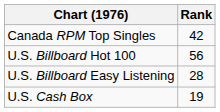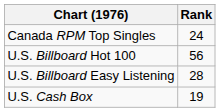(196, 35) 42 -> (196, 35) 24
